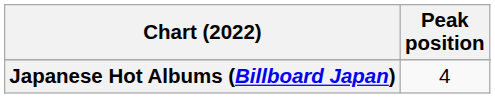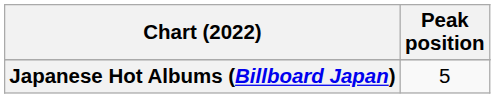(445, 76) 4 -> (445, 76) 5
